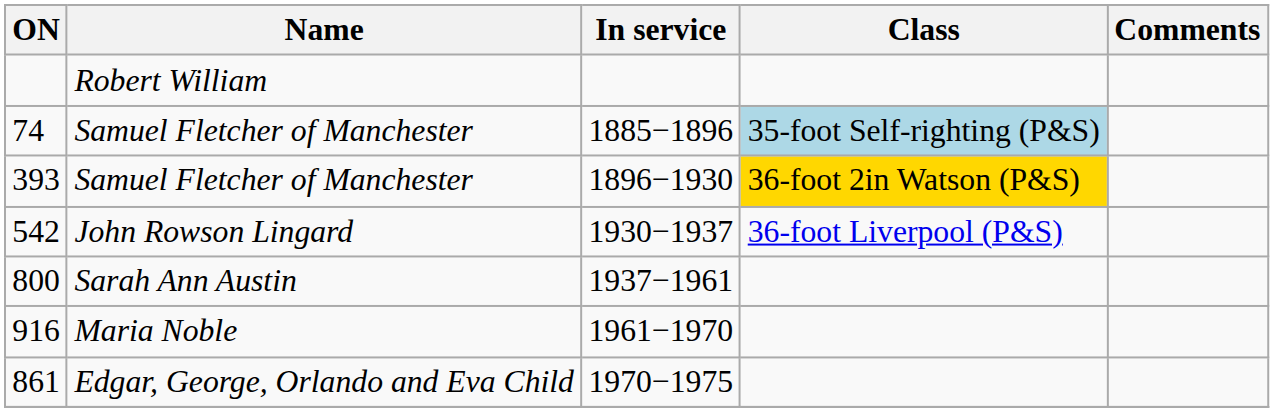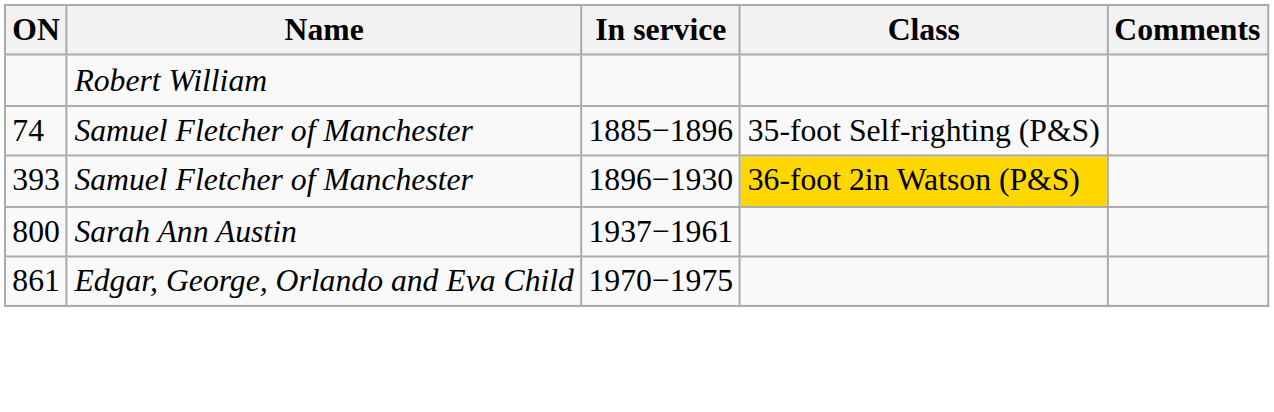(924, 130) lightblue background -> (924, 130) no background
- row: (36, 230)
- row: (36, 331)
